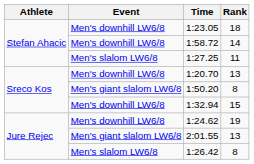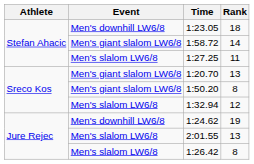(118, 43) Men's downhill LW6/8 -> (126, 43) Men's giant slalom LW6/8
(118, 74) Men's downhill LW6/8 -> (126, 74) Men's giant slalom LW6/8
(118, 105) Men's downhill LW6/8 -> (114, 105) Men's slalom LW6/8
(235, 105) 15 -> (235, 105) 12
(126, 136) Men's giant slalom LW6/8 -> (114, 136) Men's slalom LW6/8
